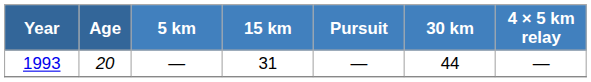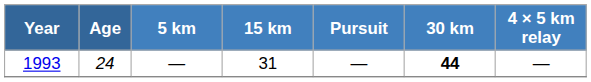(105, 64) 20 -> (105, 64) 24
(450, 64) normal -> (450, 64) bold
